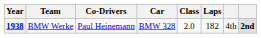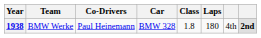(189, 26) 2.0 -> (189, 26) 1.8
(212, 26) 182 -> (212, 26) 180
